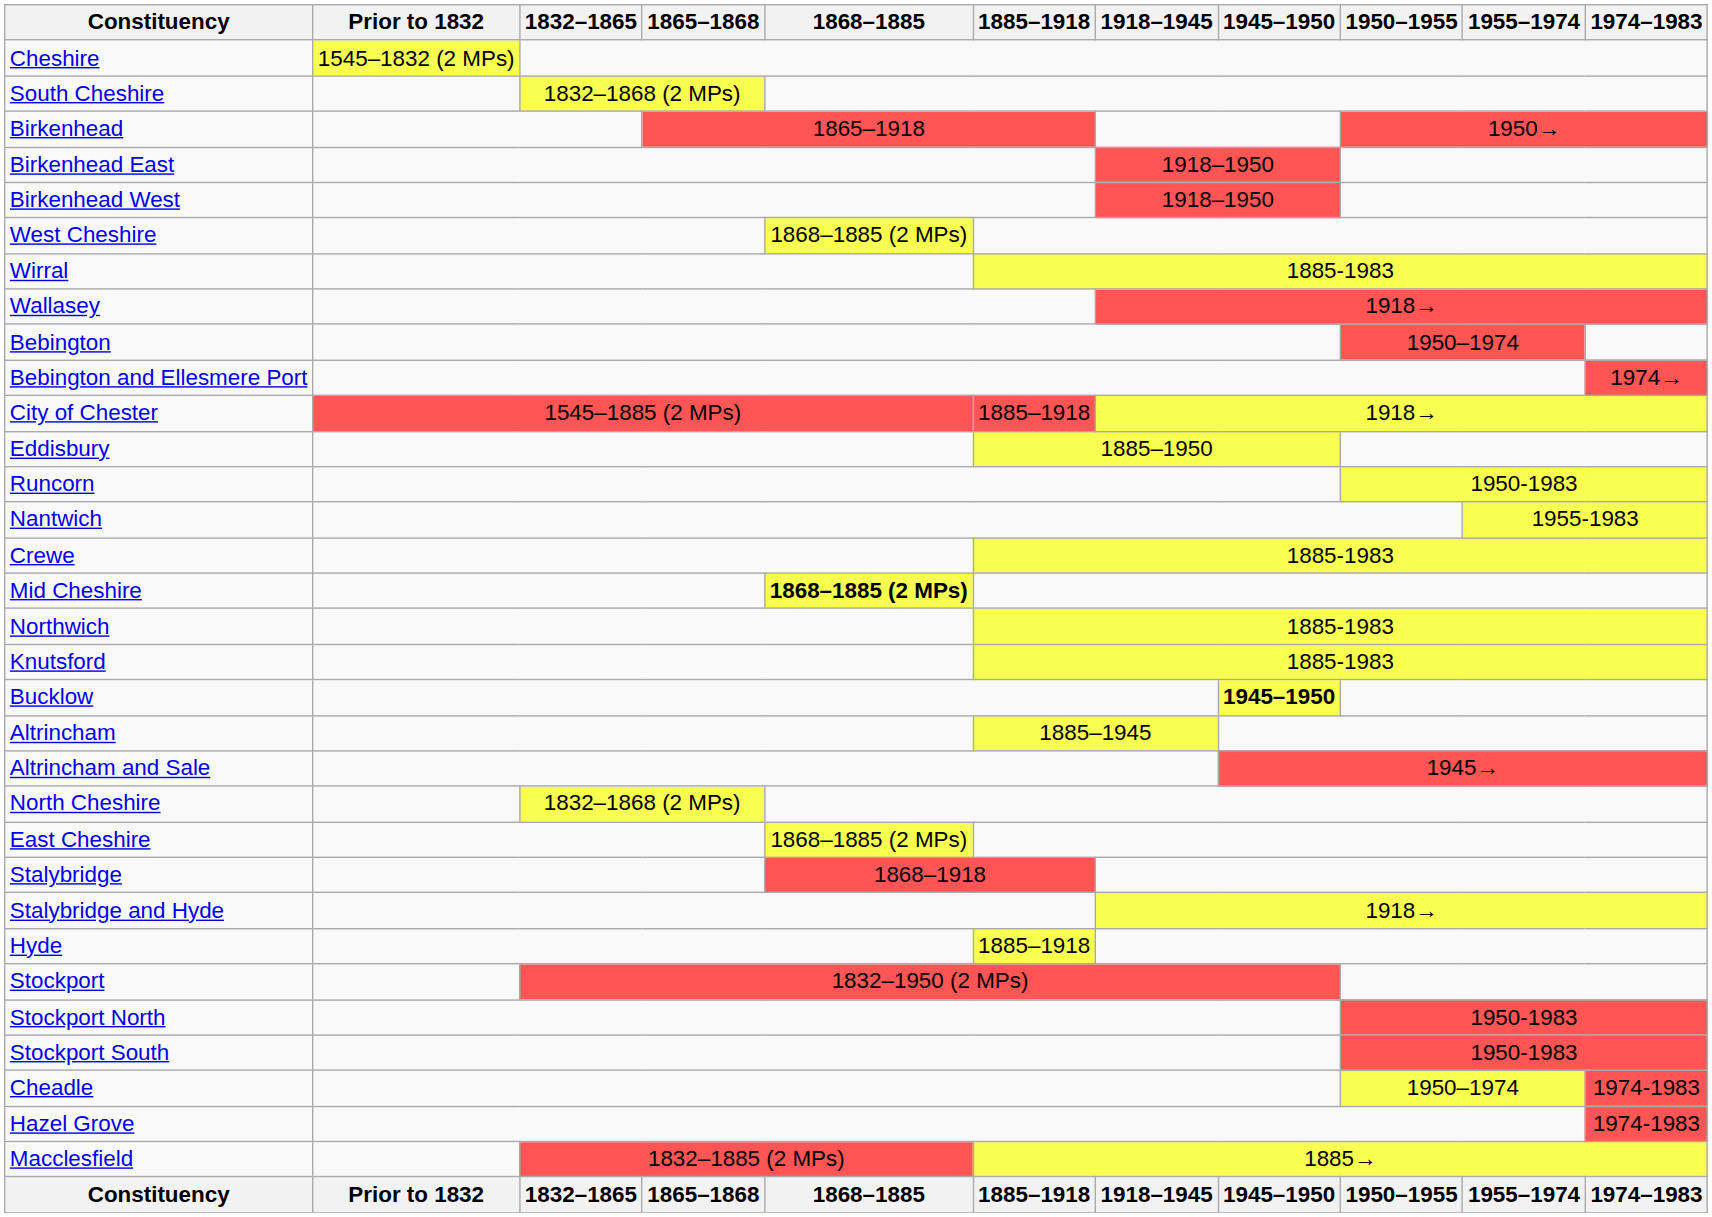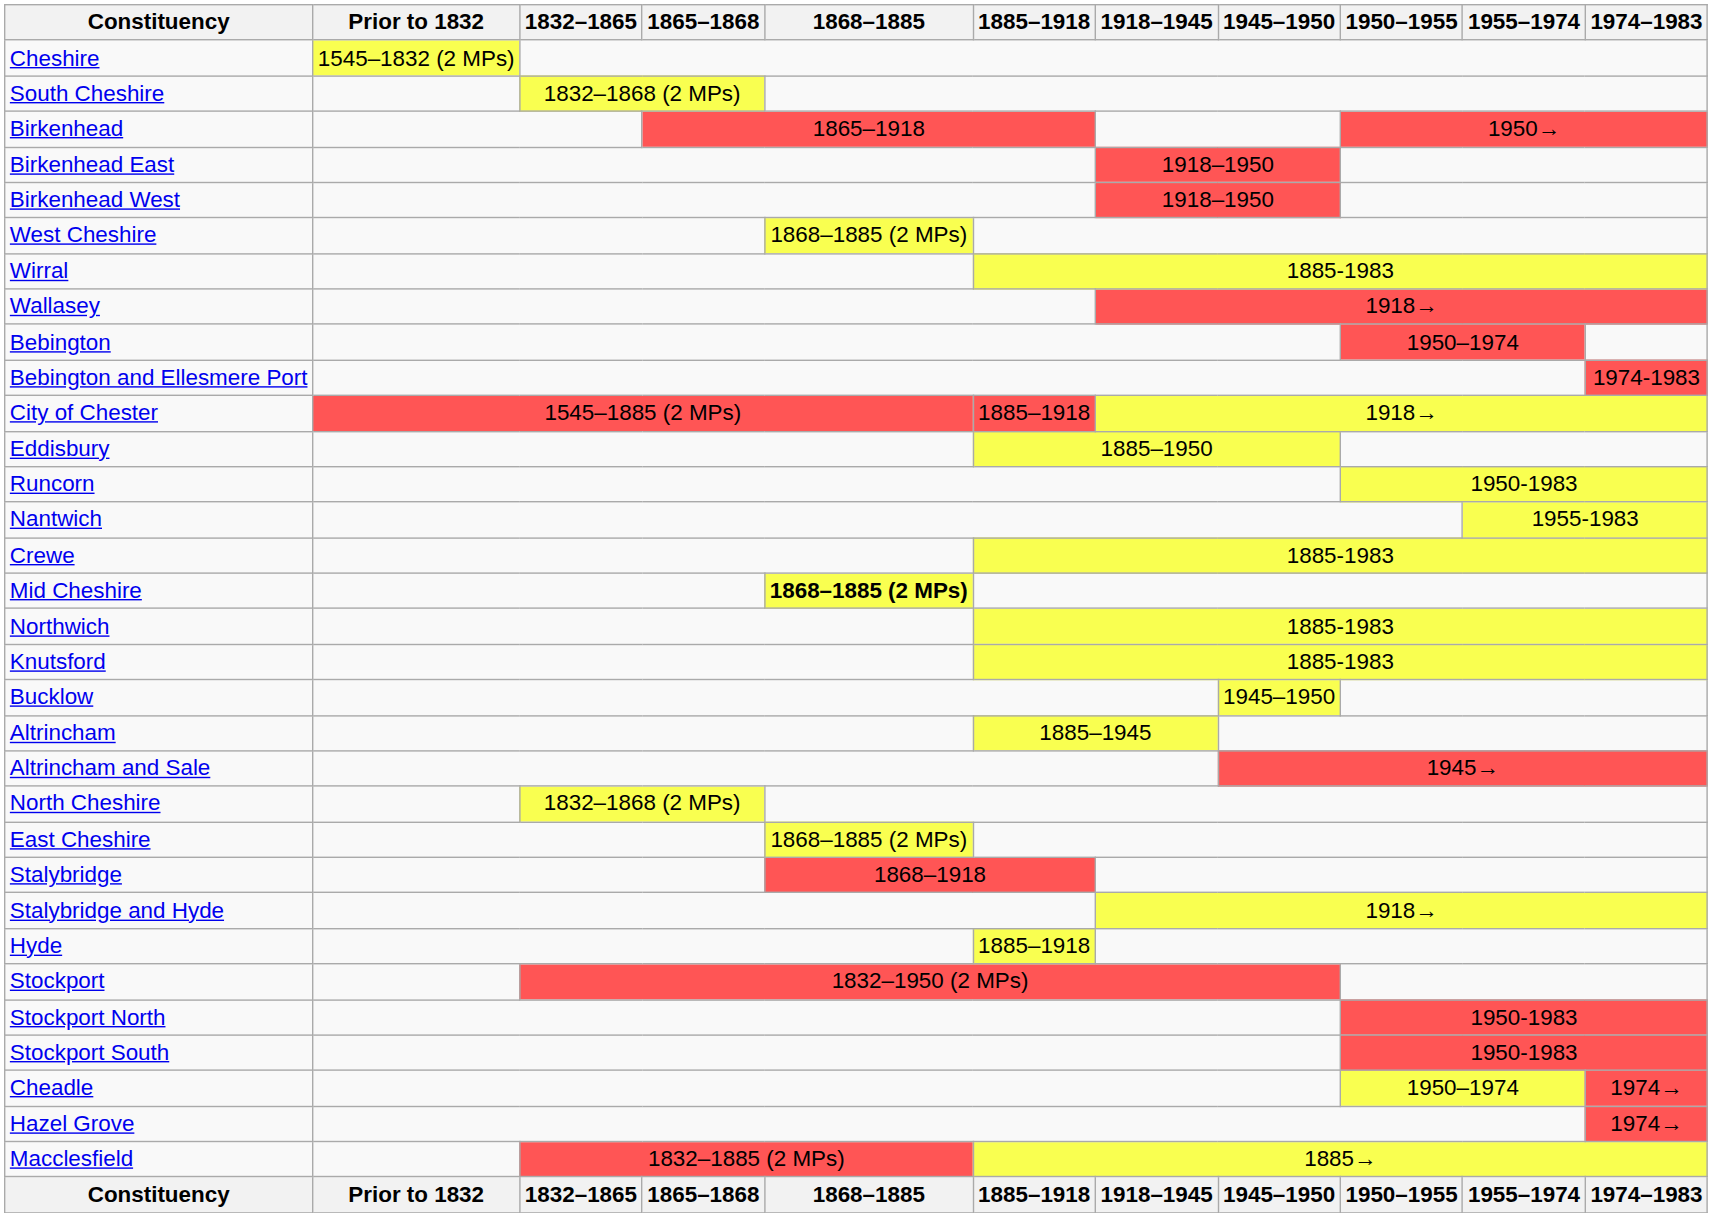(1646, 377) 1974→ -> (1646, 377) 1974-1983
(1279, 697) bold -> (1279, 697) normal
(1646, 1088) 1974-1983 -> (1646, 1088) 1974→
(1646, 1123) 1974-1983 -> (1646, 1123) 1974→
